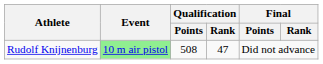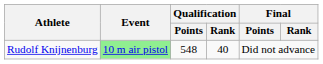(189, 50) 508 -> (189, 50) 548
(223, 50) 47 -> (223, 50) 40
